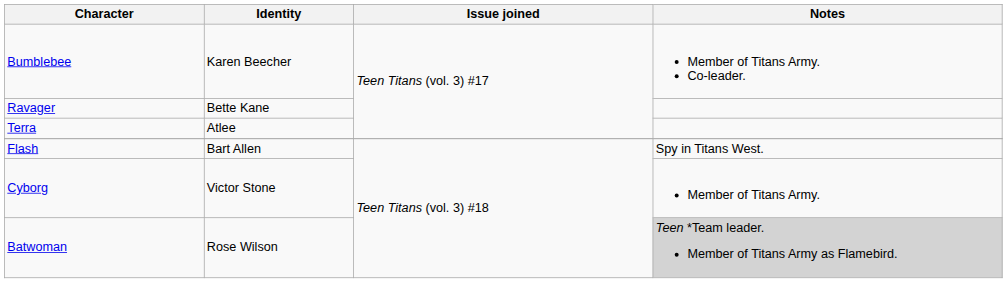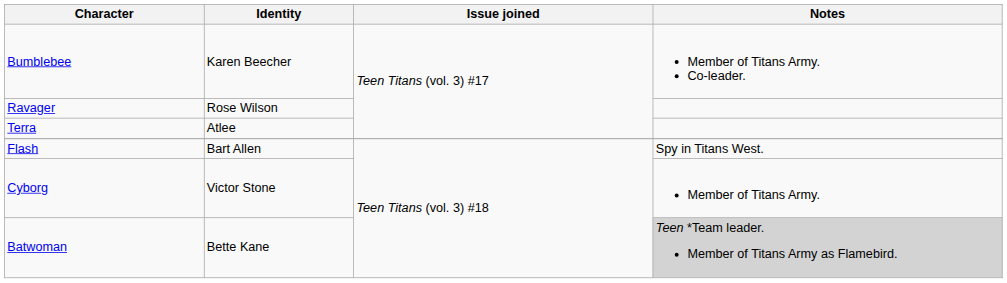(238, 108) Bette Kane -> (242, 108) Rose Wilson
(242, 247) Rose Wilson -> (238, 247) Bette Kane
